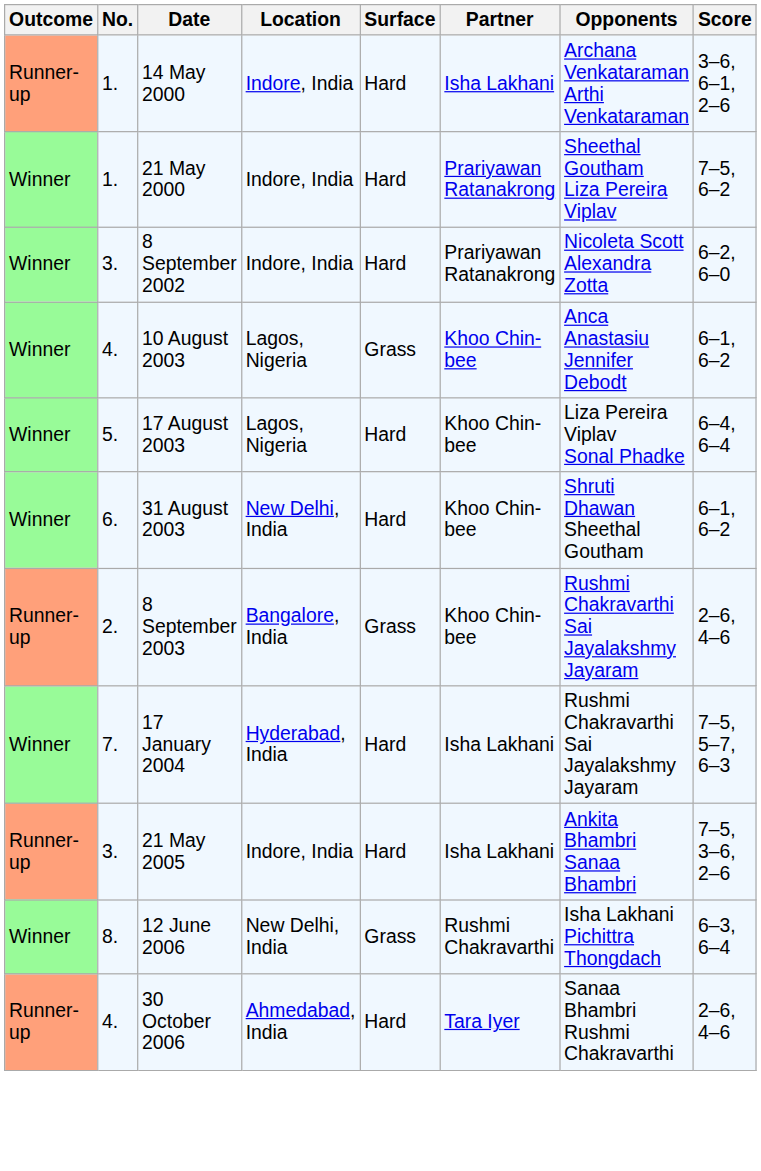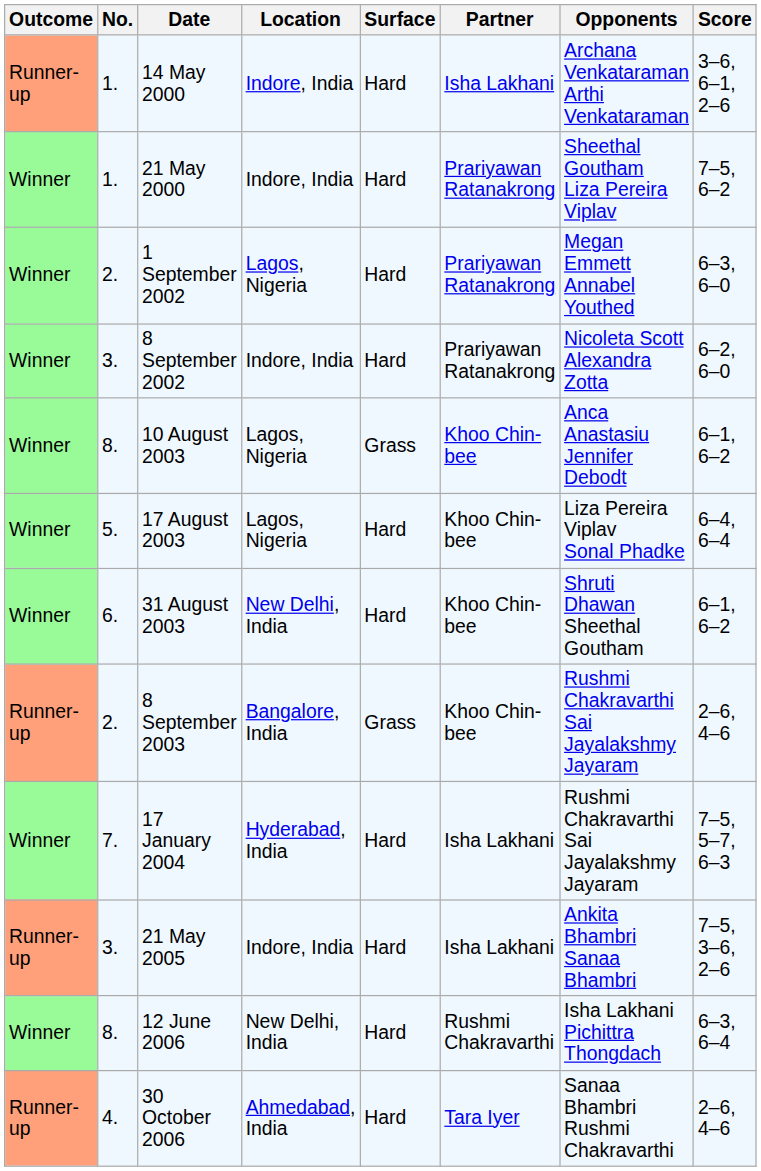+ row: (189, 275)
(110, 349) 4. -> (110, 445) 8.
(390, 936) Grass -> (385, 1032) Hard
